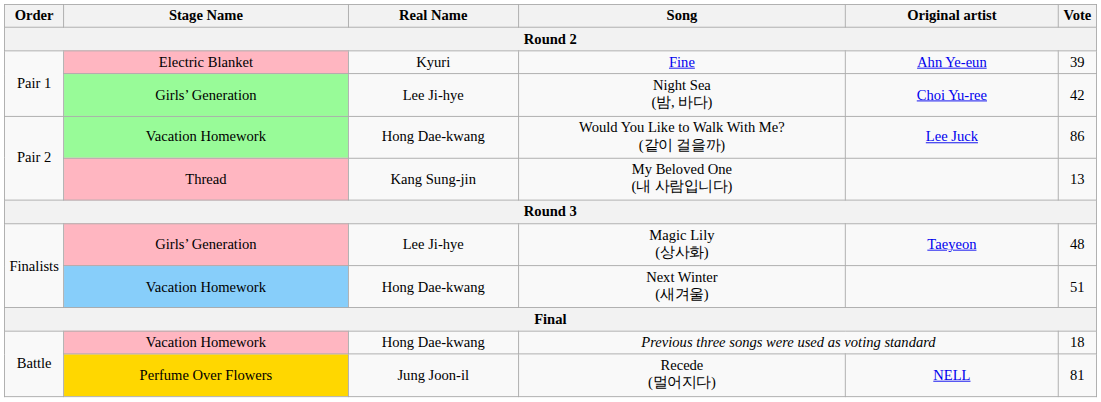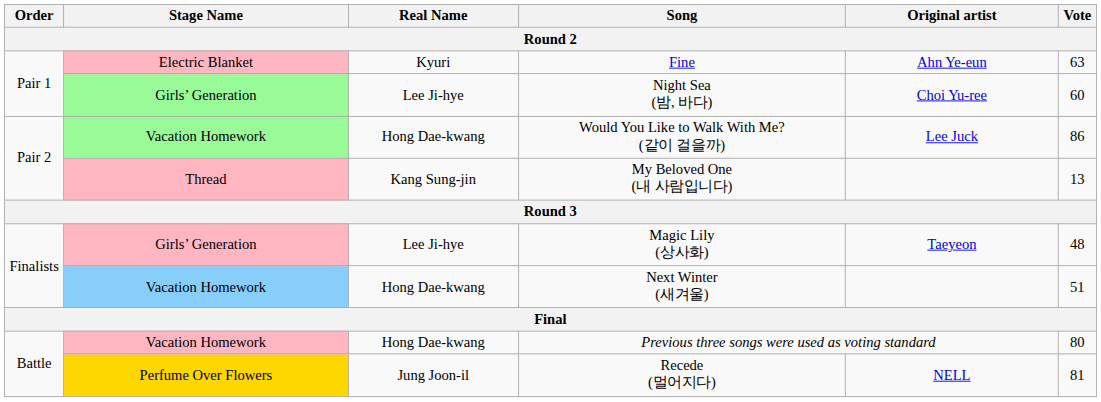(1077, 62) 39 -> (1077, 62) 63
(1077, 94) 42 -> (1077, 94) 60
(1077, 342) 18 -> (1077, 342) 80
